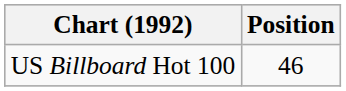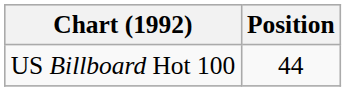(291, 65) 46 -> (291, 65) 44
